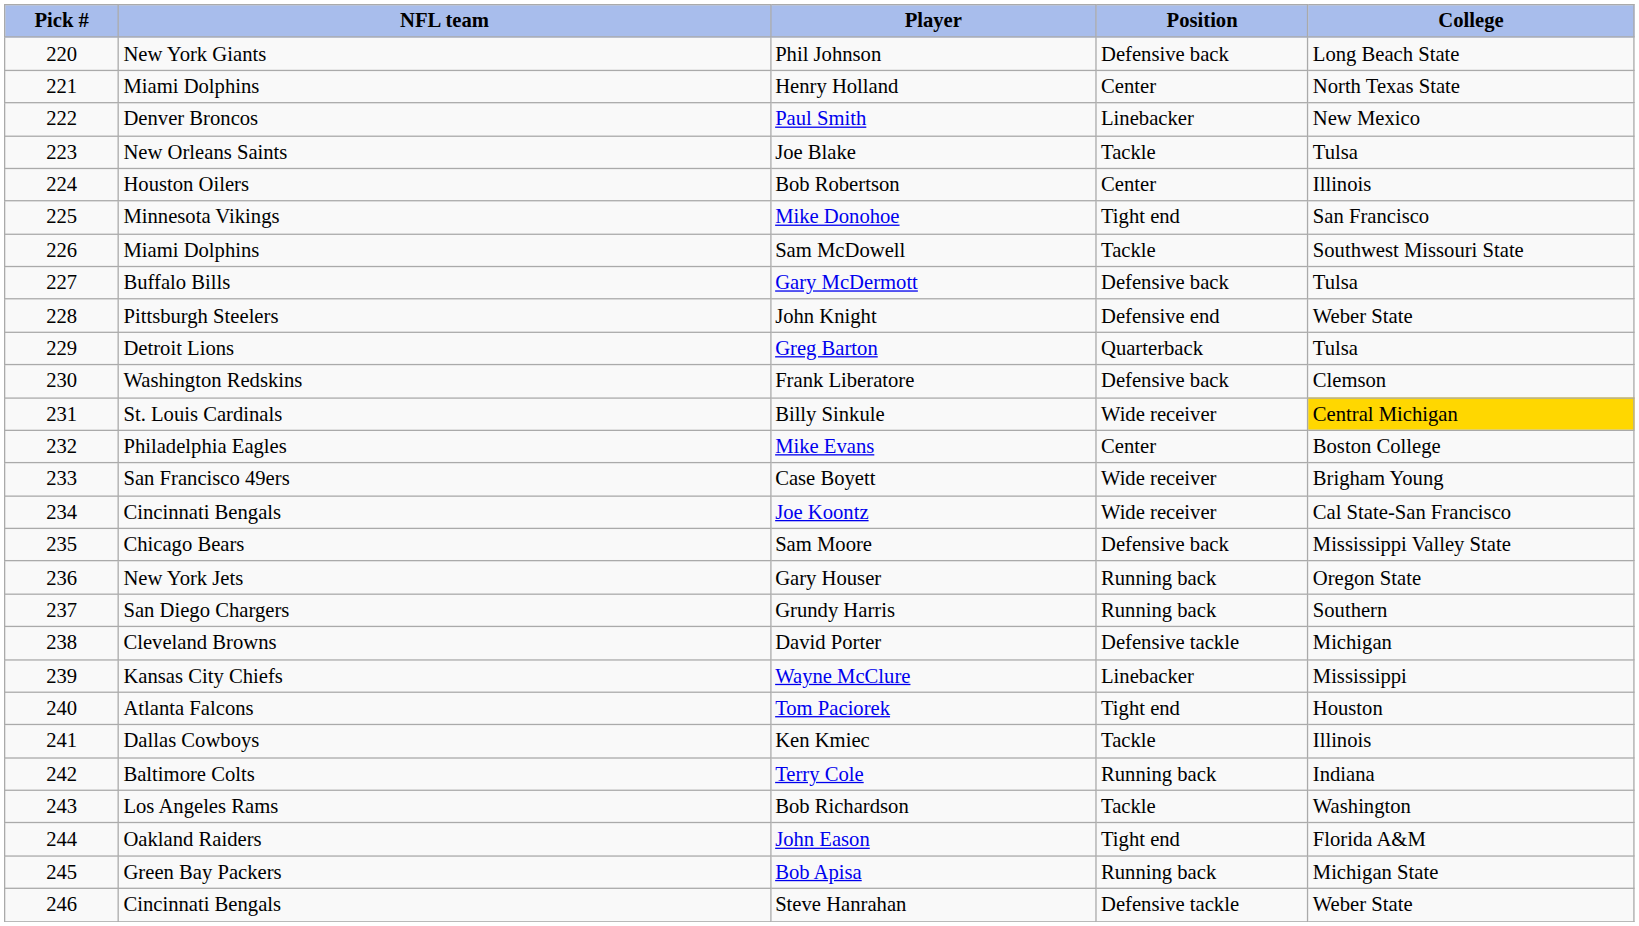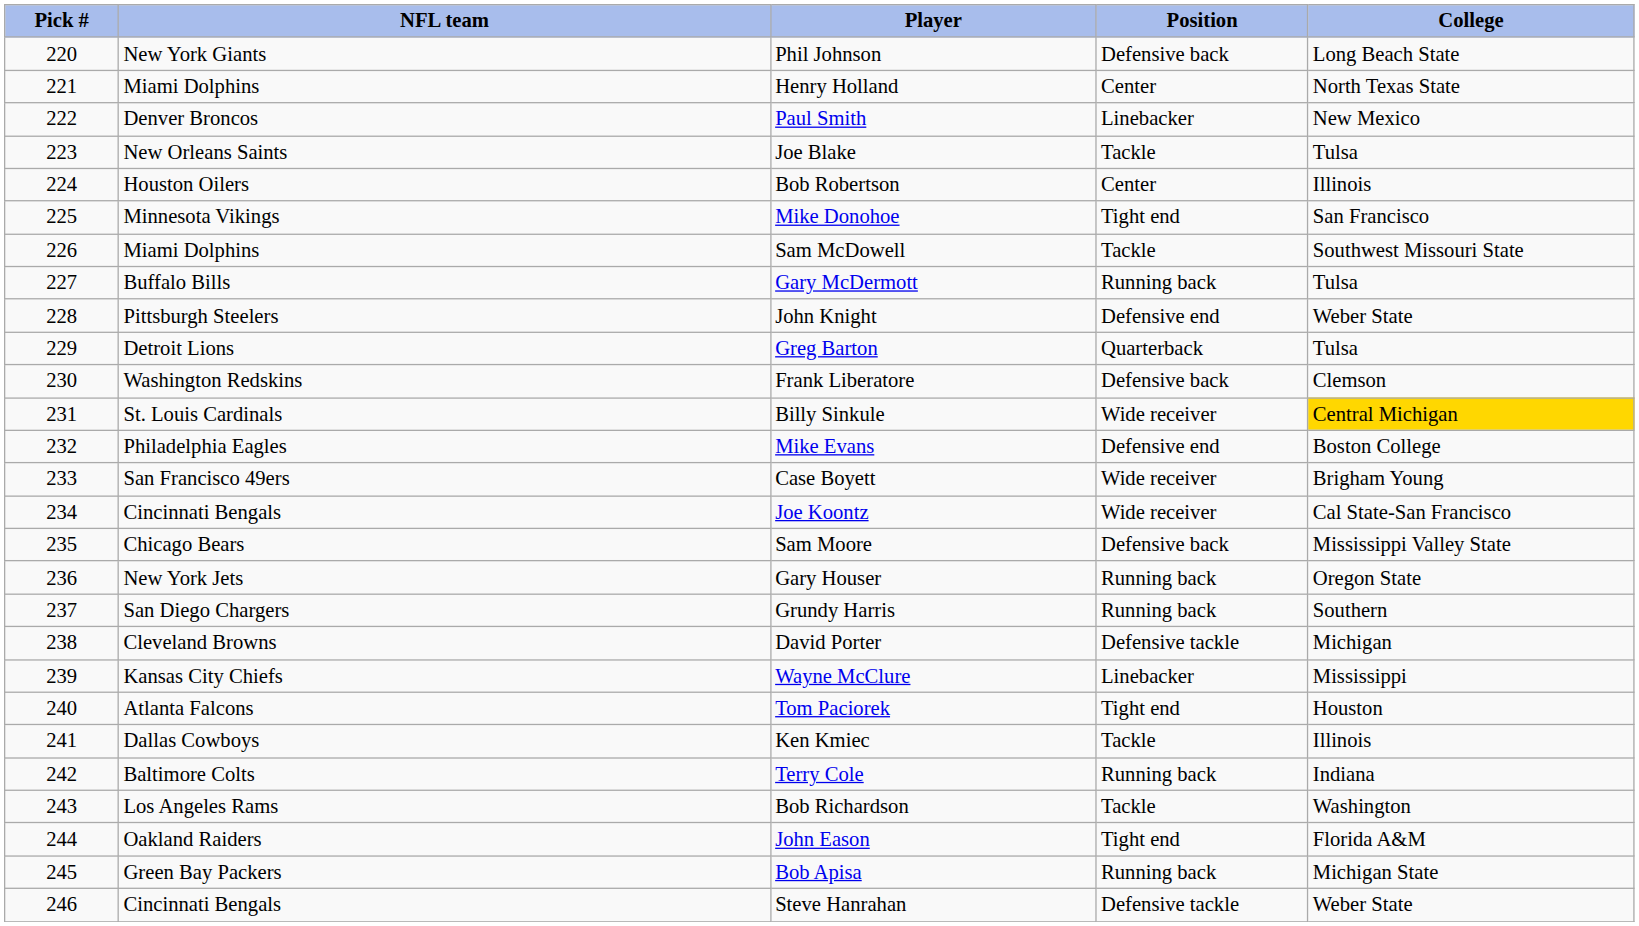(1165, 282) Defensive back -> (1159, 282) Running back
(1128, 446) Center -> (1160, 446) Defensive end
